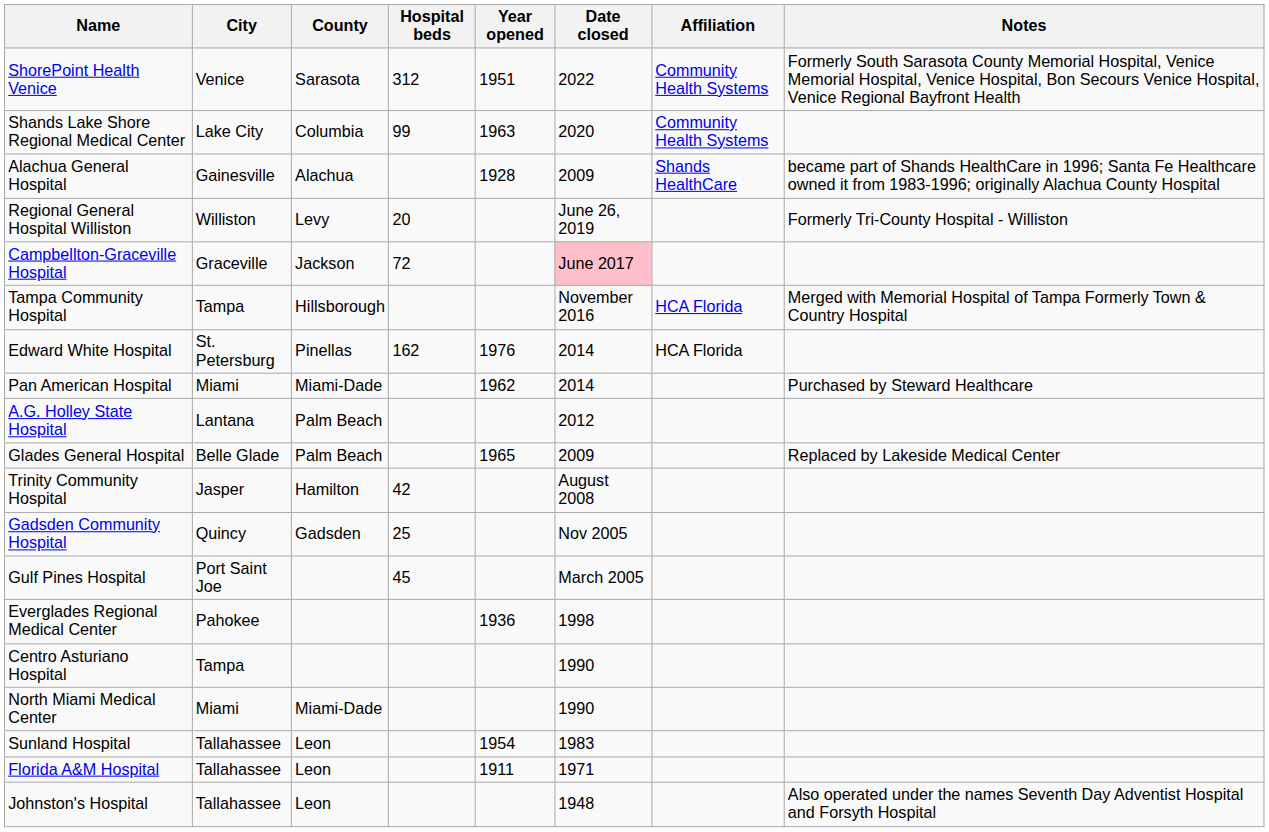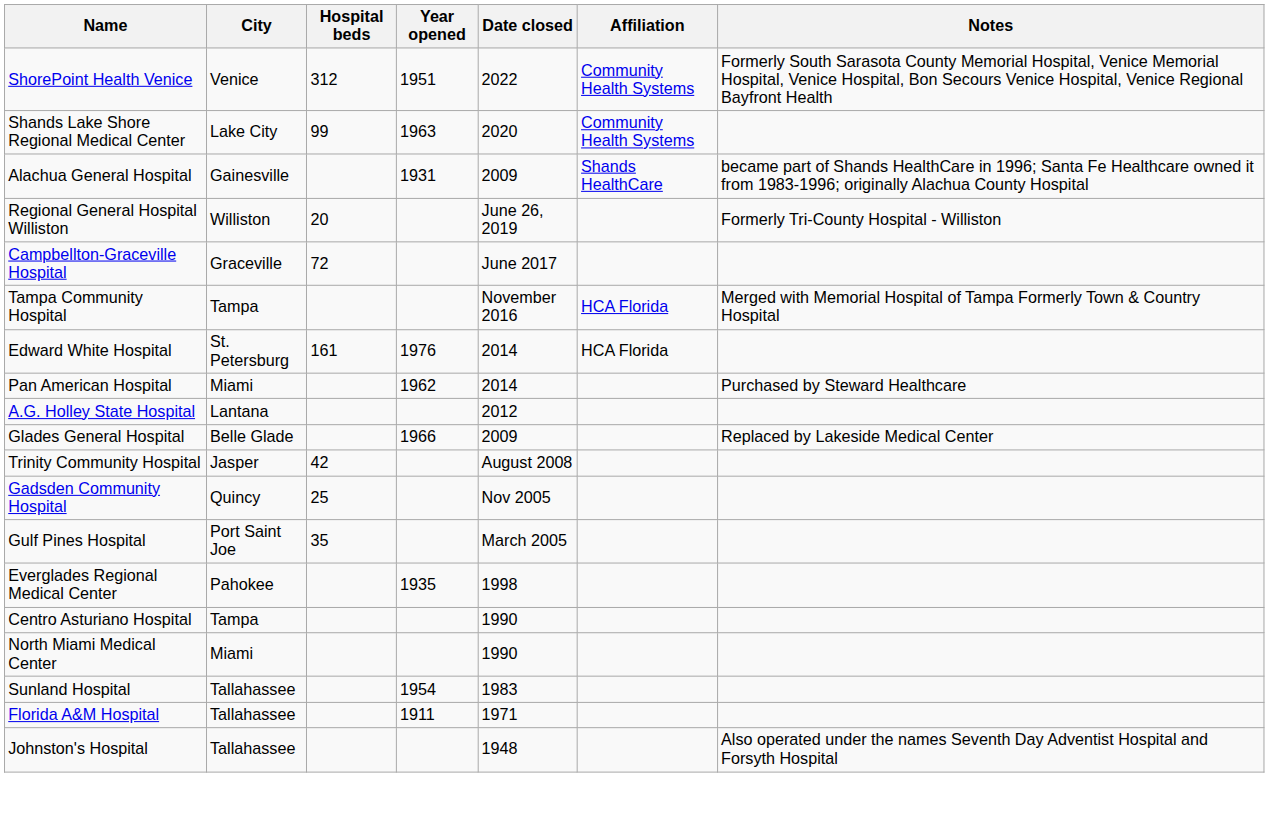- column: (340, 26)
(497, 176) 1928 -> (418, 176) 1931
(596, 263) pink background -> (519, 263) no background
(406, 351) 162 -> (324, 351) 161
(497, 455) 1965 -> (418, 437) 1966
(401, 577) 45 -> (320, 541) 35
(497, 621) 1936 -> (418, 585) 1935
